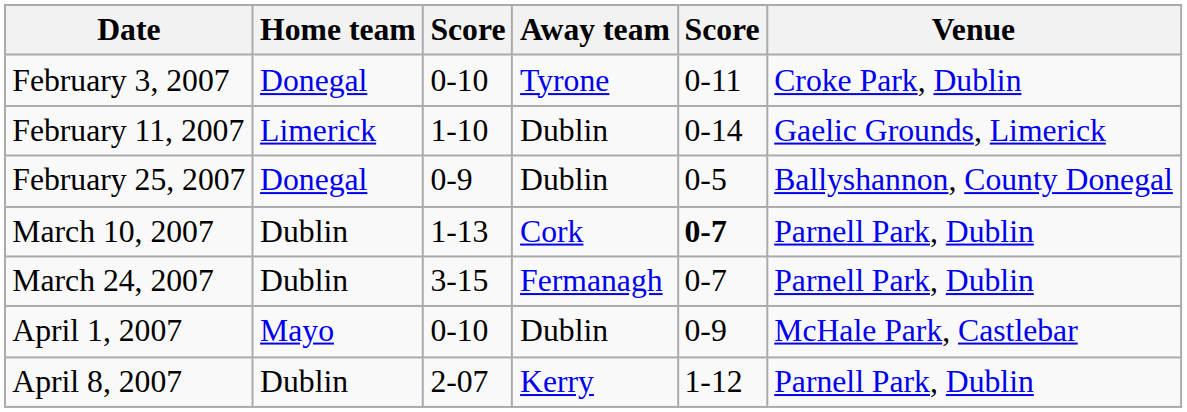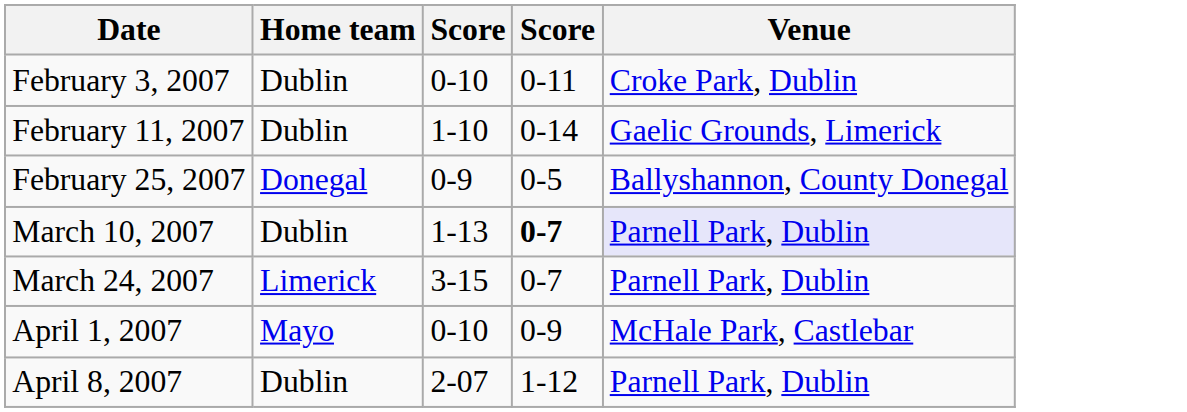- column: (595, 29)
(314, 79) Donegal -> (304, 79) Dublin
(318, 130) Limerick -> (304, 130) Dublin
(904, 230) no background -> (740, 230) lavender background
(304, 280) Dublin -> (318, 280) Limerick
